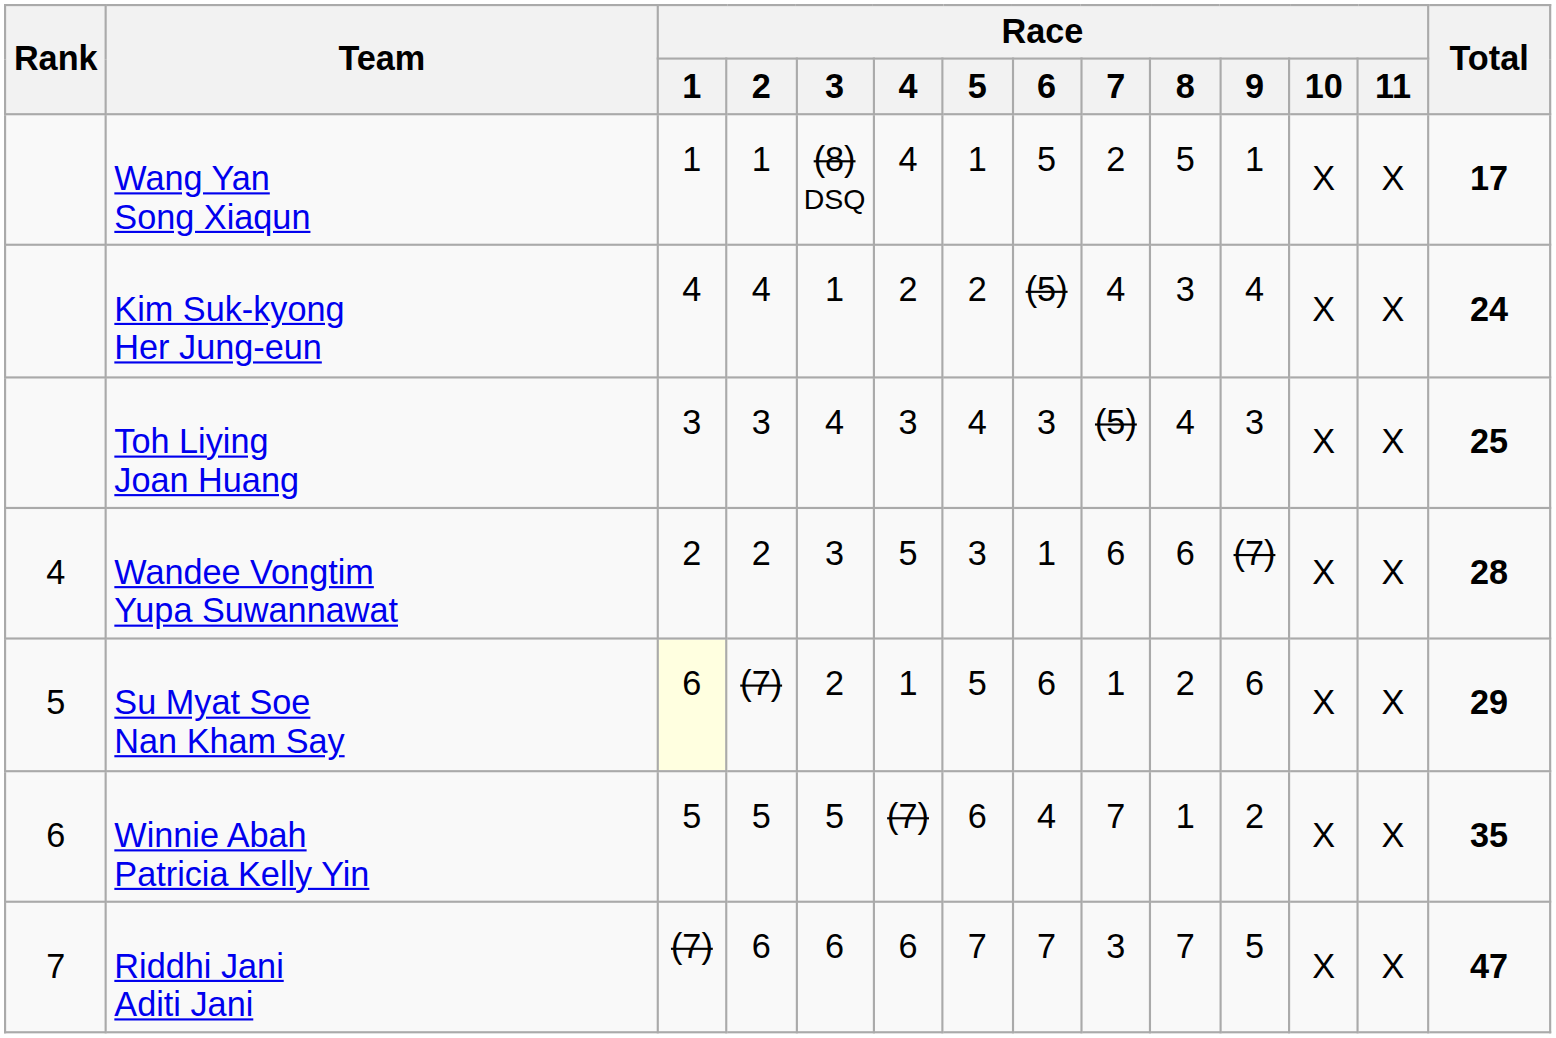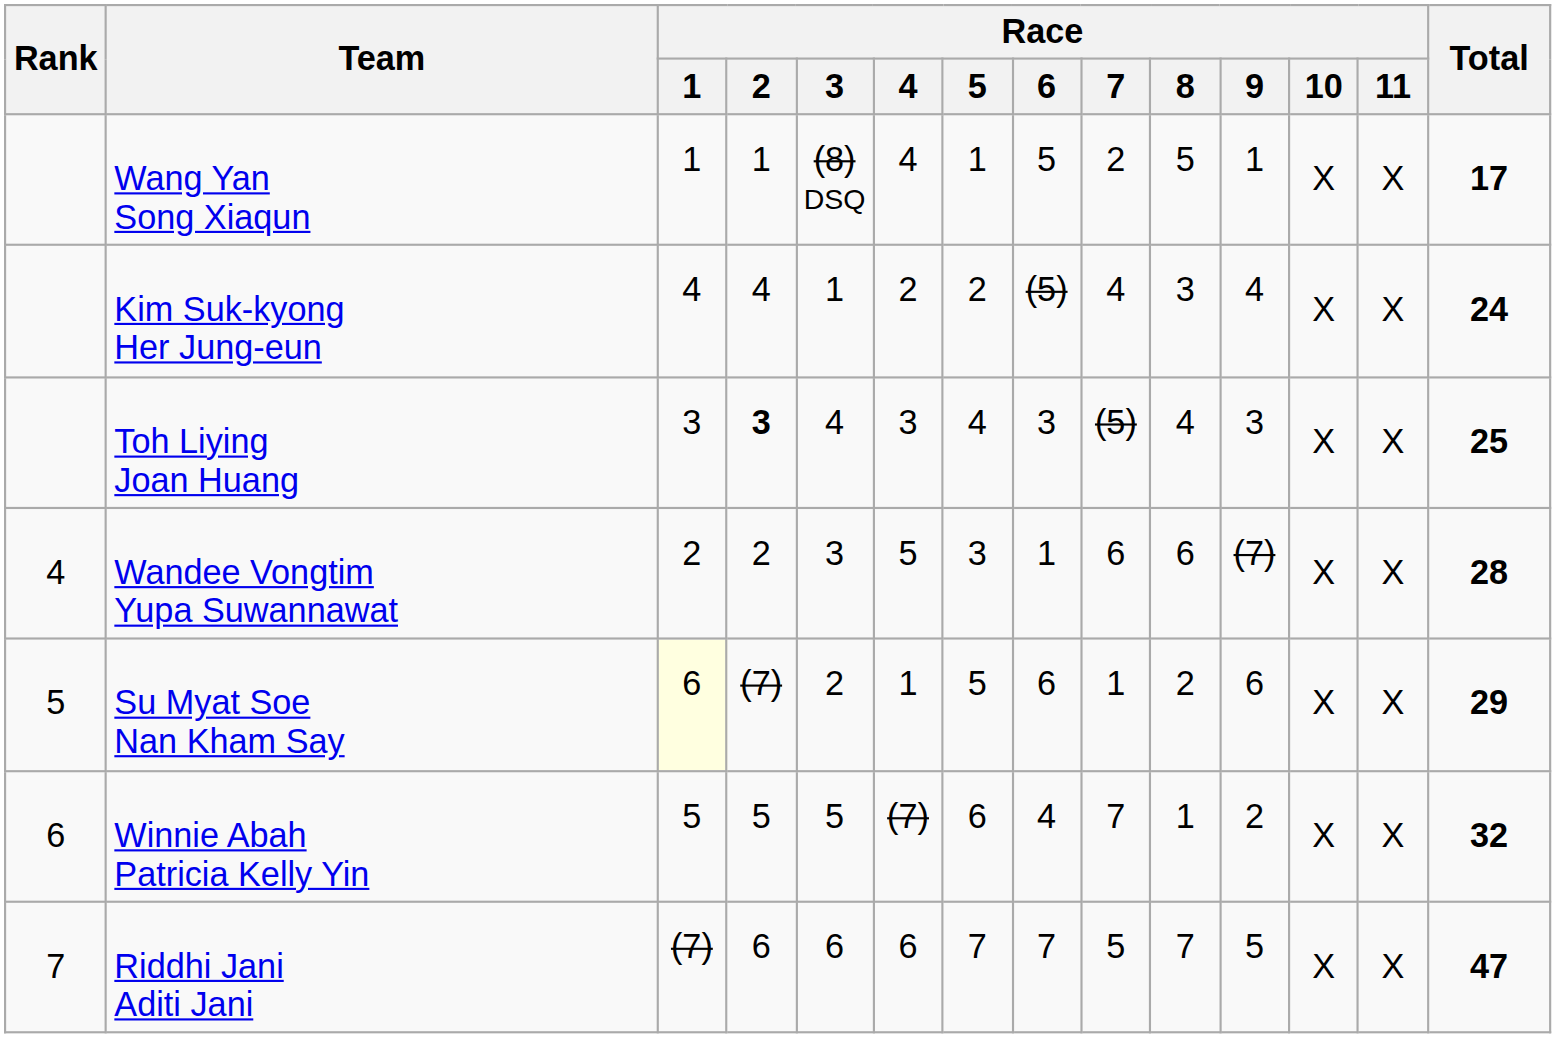(761, 441) normal -> (761, 441) bold
(1489, 835) 35 -> (1489, 835) 32
(1116, 966) 3 -> (1116, 966) 5
